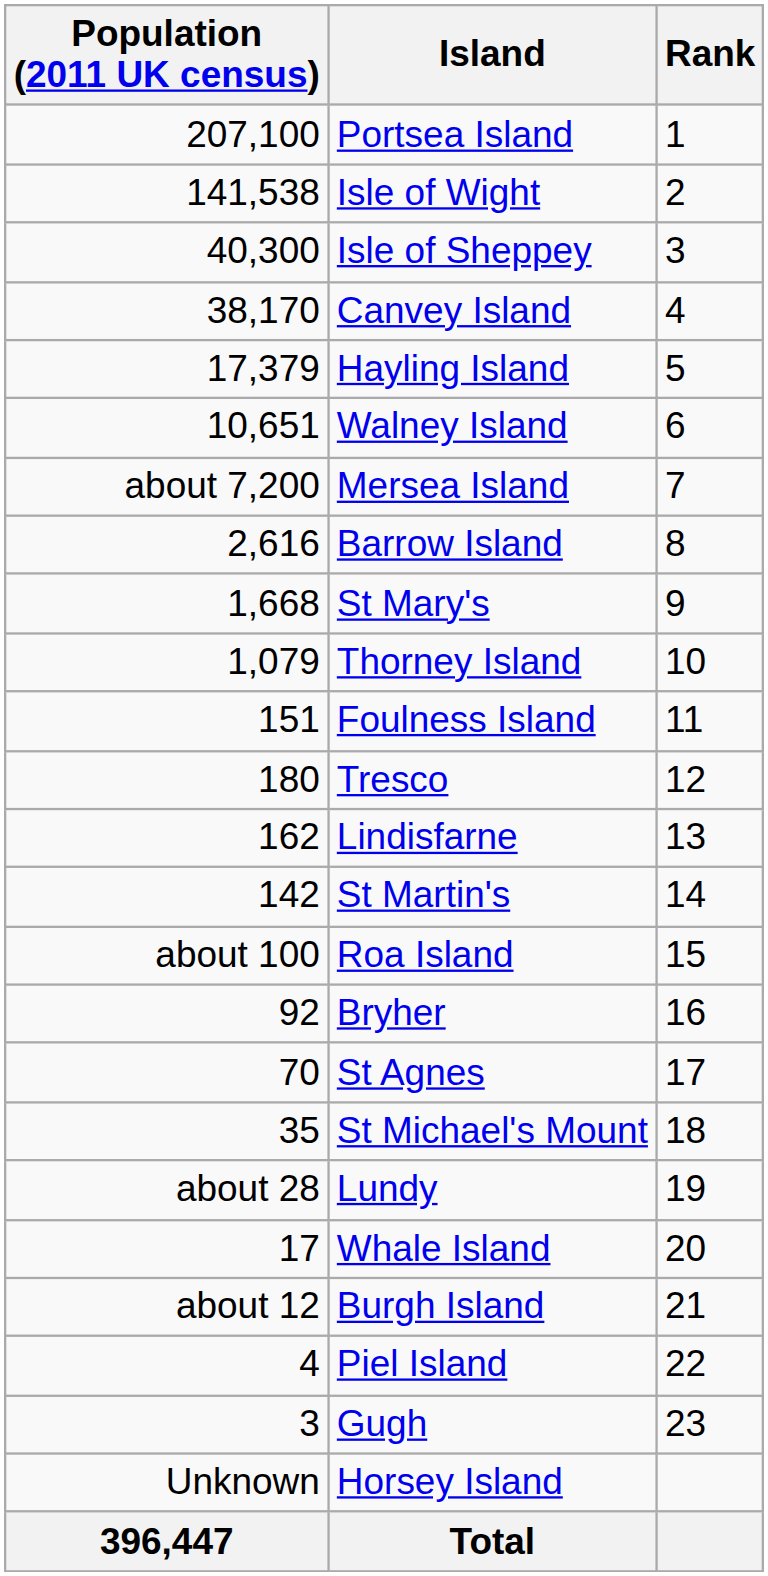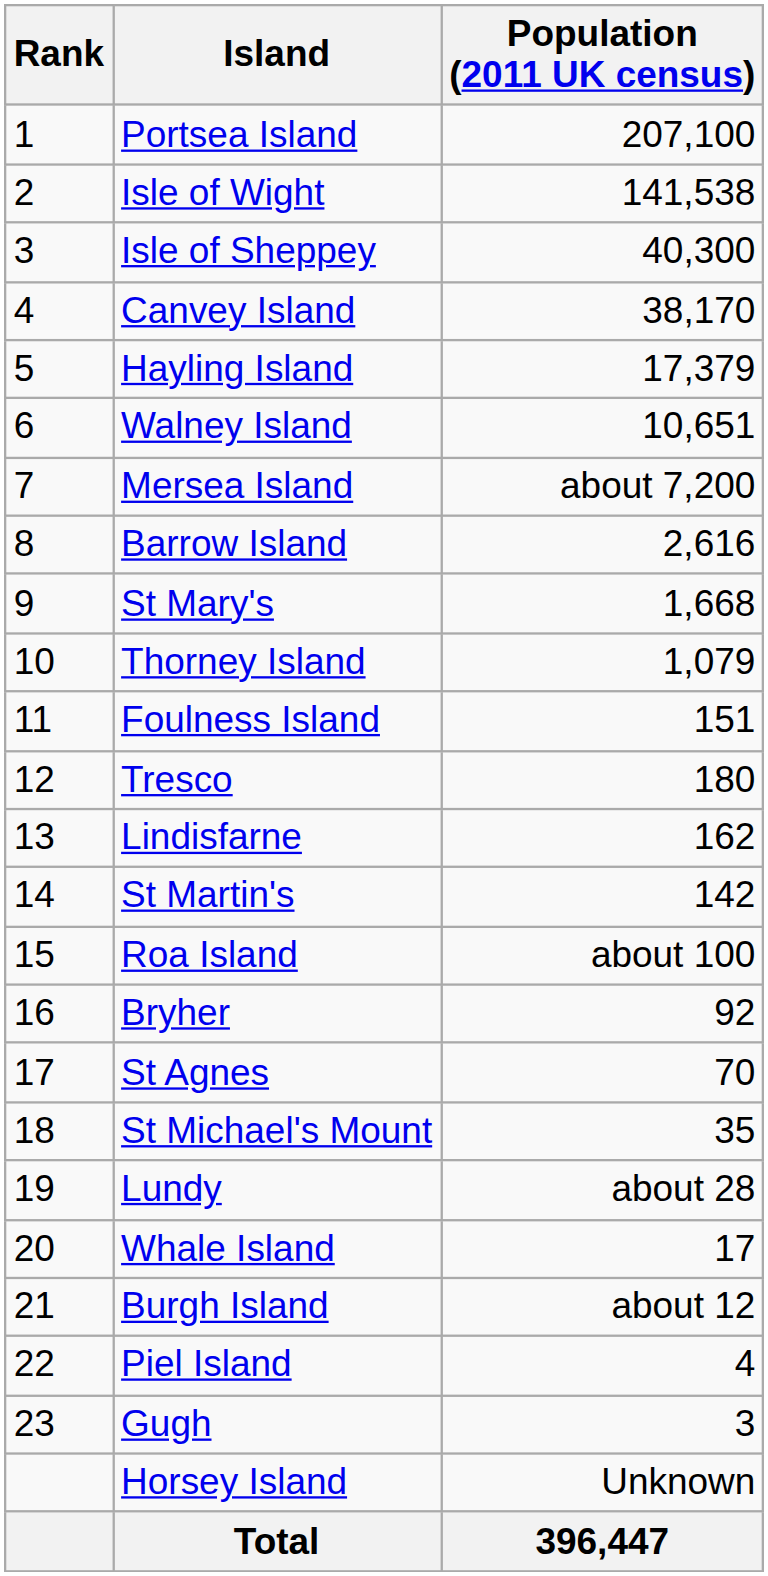columns swapped: (710, 54) <-> (167, 54)
